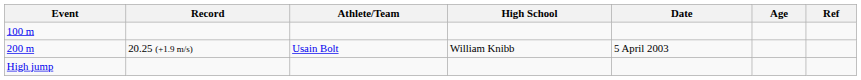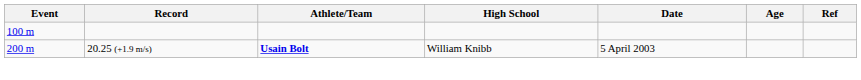(315, 49) normal -> (284, 49) bold
- row: (30, 66)
